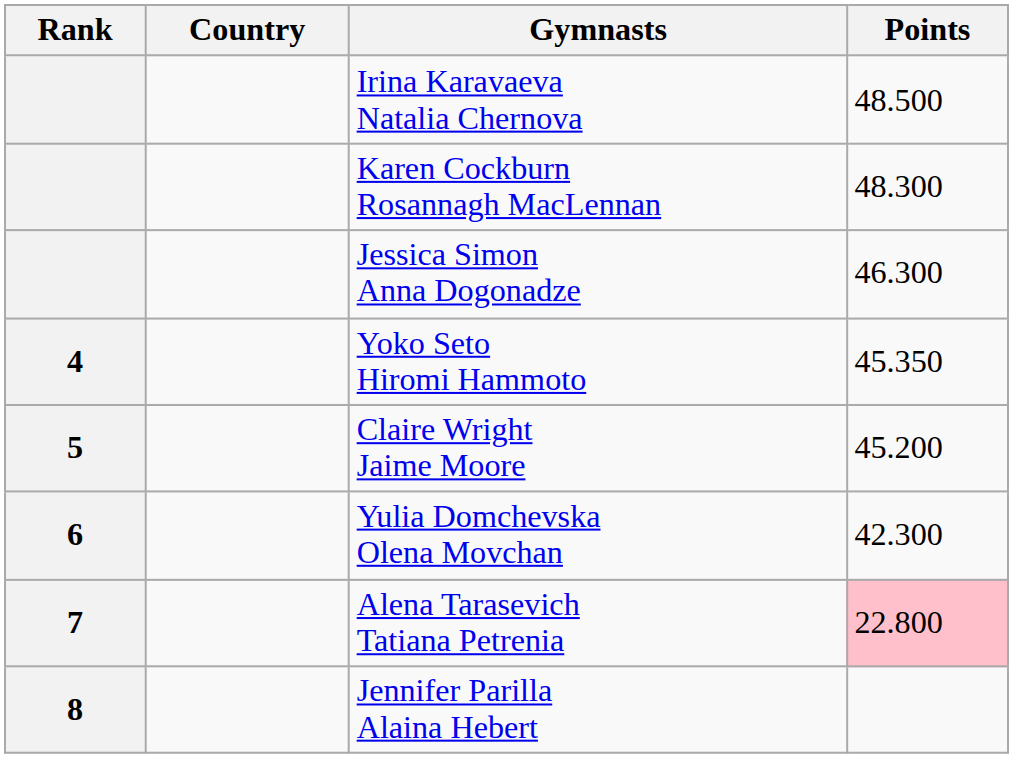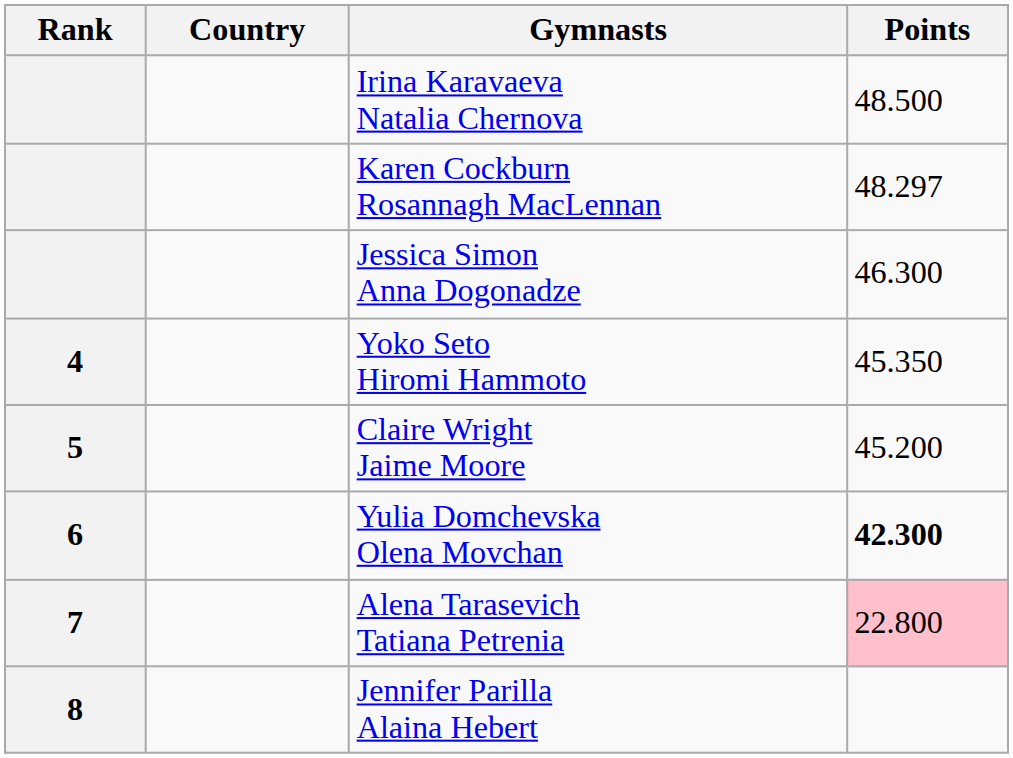(899, 186) 48.300 -> (899, 186) 48.297
(899, 535) normal -> (899, 535) bold
